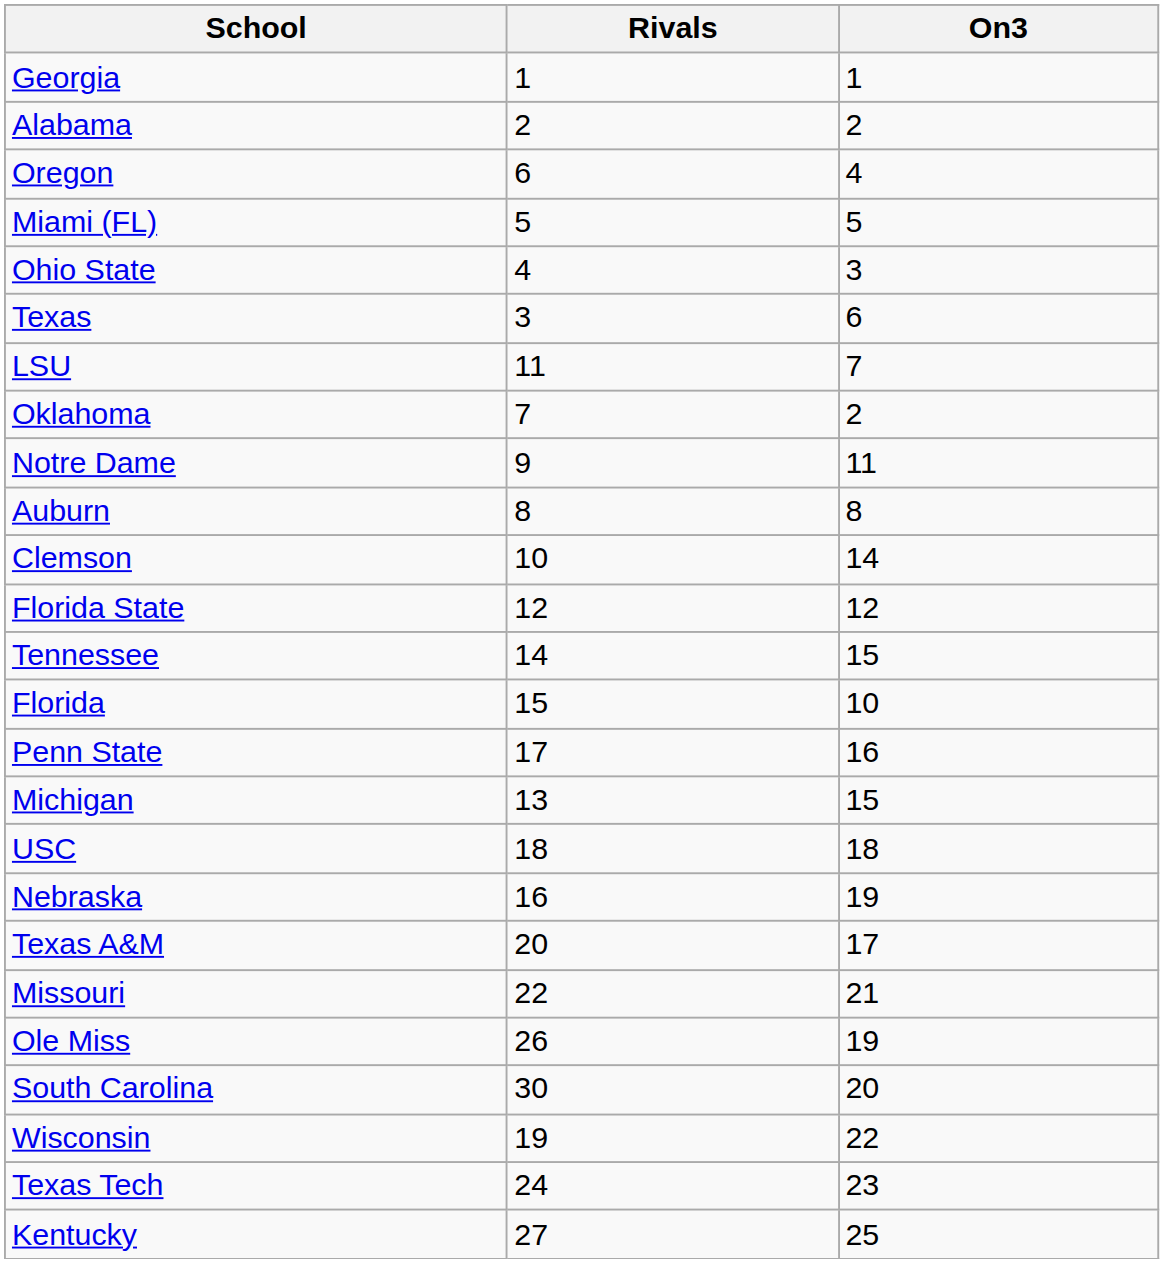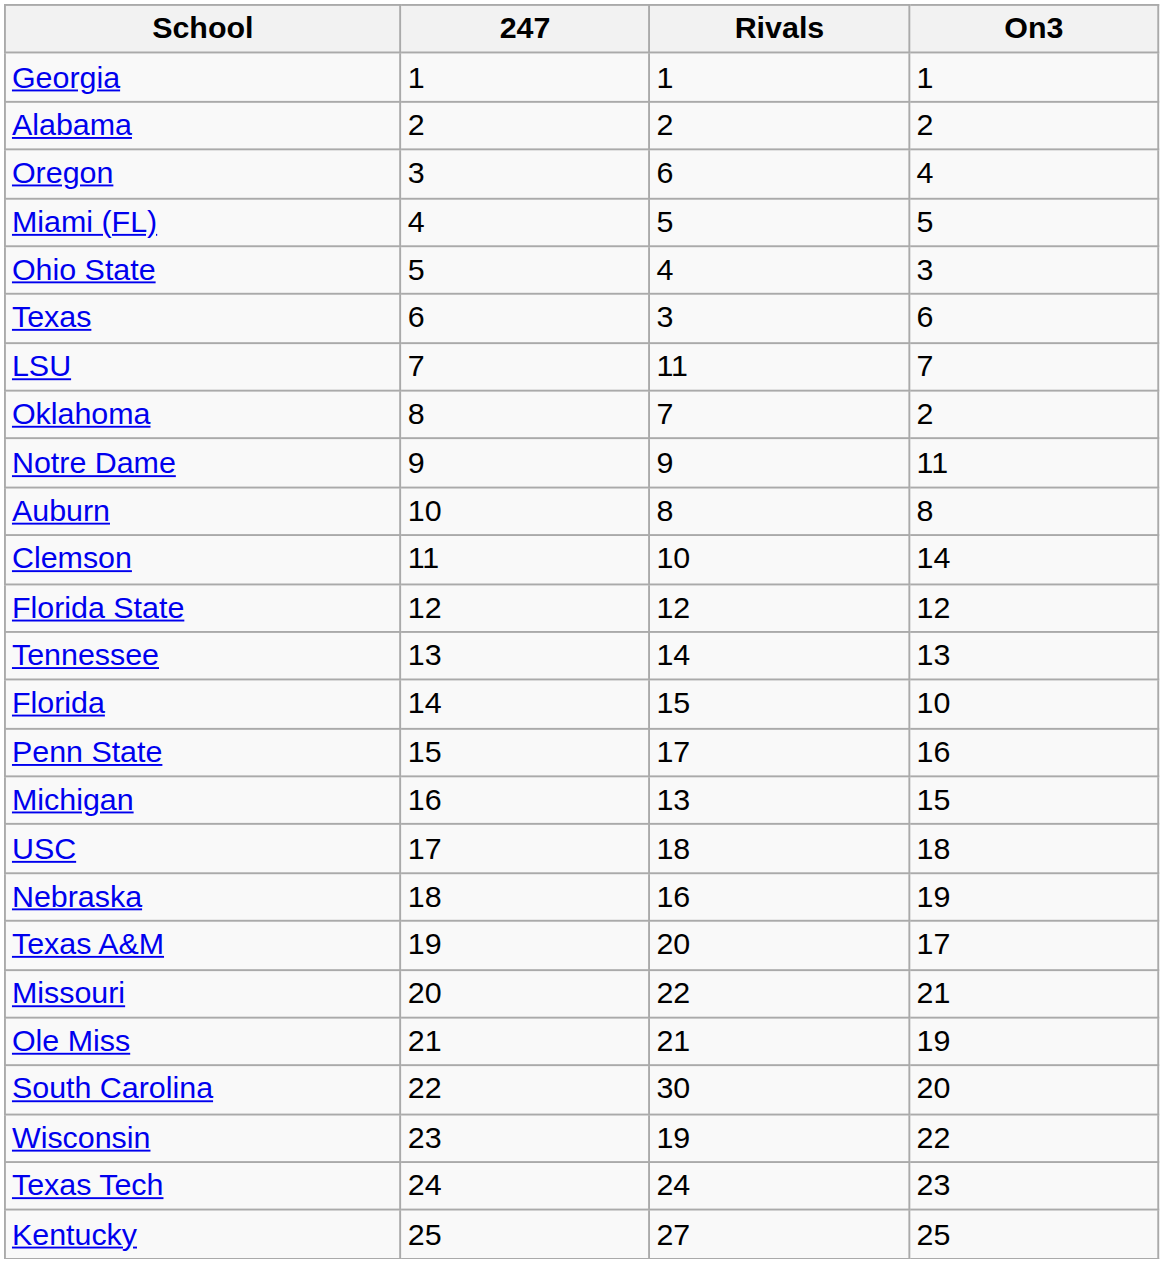+ column: (525, 28)
(862, 655) 15 -> (933, 655) 13
(531, 1041) 26 -> (673, 1041) 21
